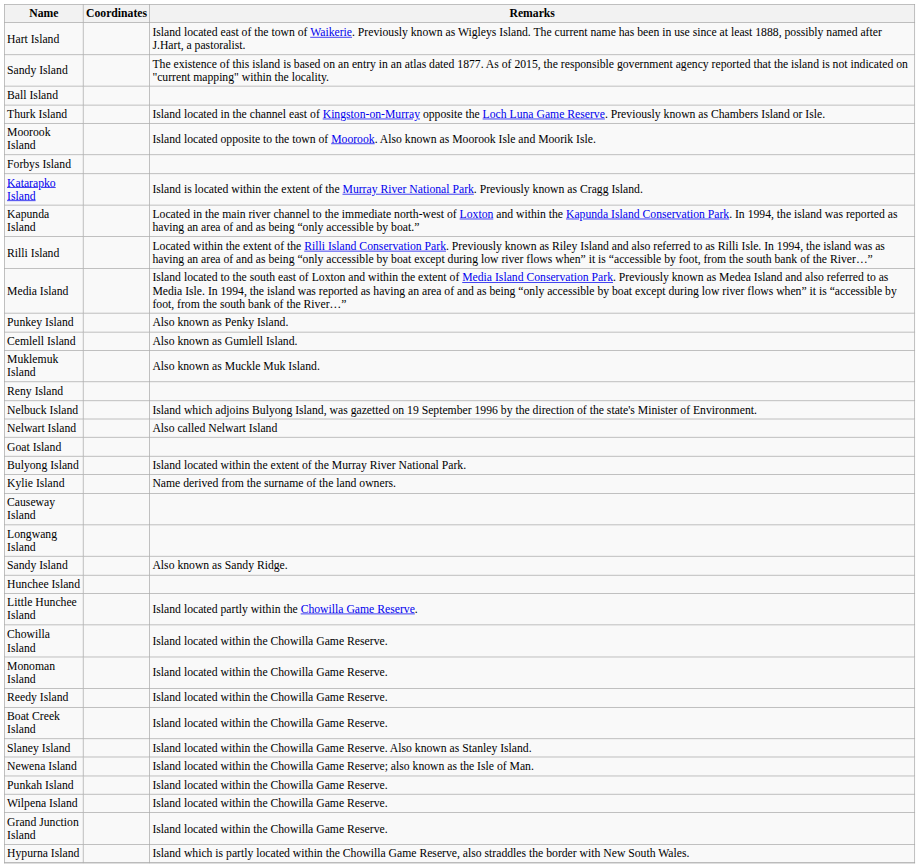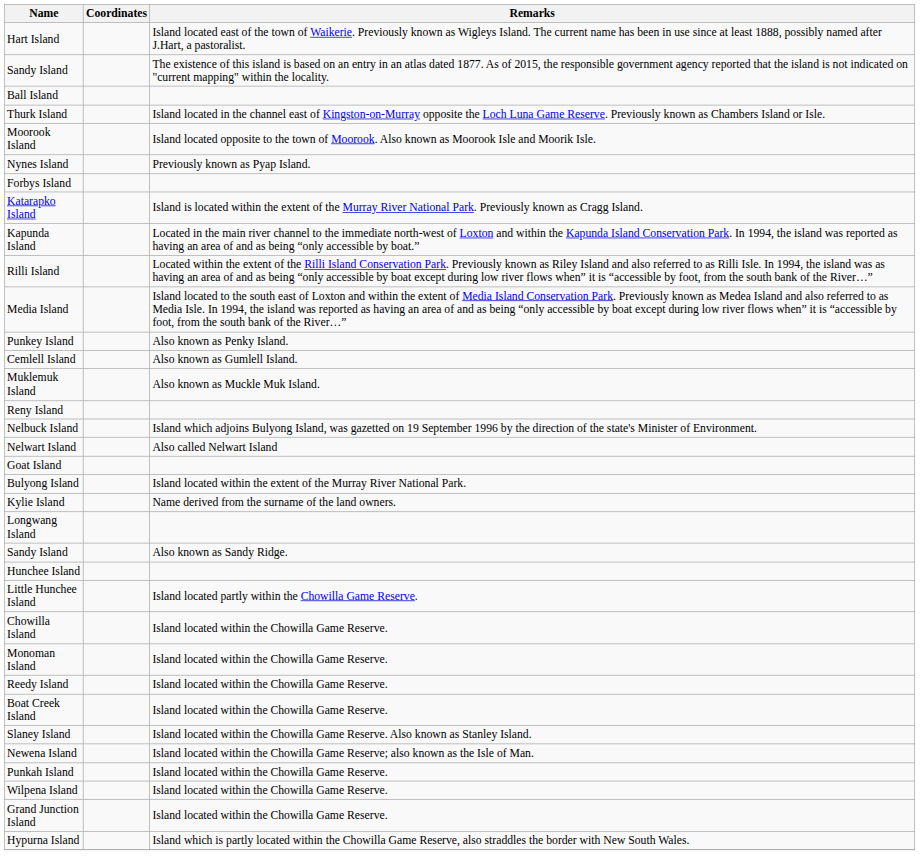+ row: (38, 164)
- row: (31, 509)
